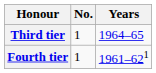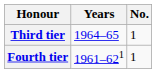columns swapped: (83, 14) <-> (124, 14)
